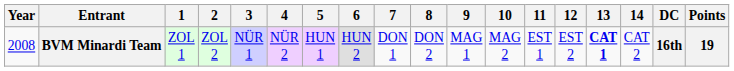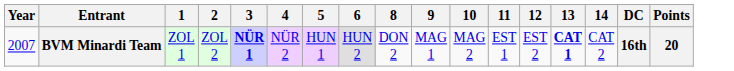- column: (393, 15)
(21, 46) 2008 -> (21, 46) 2007
(249, 46) normal -> (249, 46) bold
(707, 46) 19 -> (671, 46) 20
